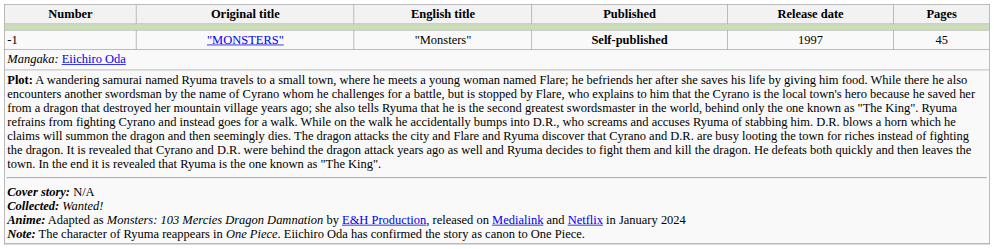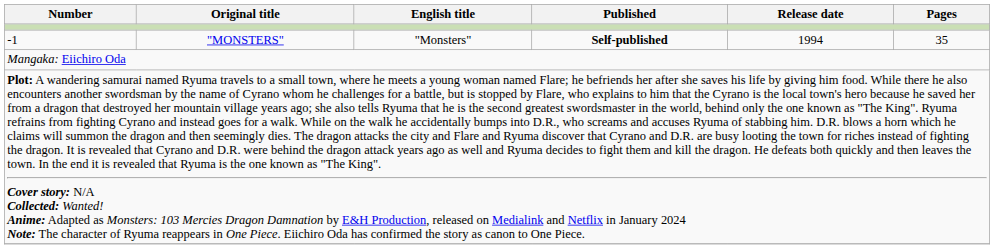(811, 39) 1997 -> (811, 39) 1994
(942, 39) 45 -> (942, 39) 35
